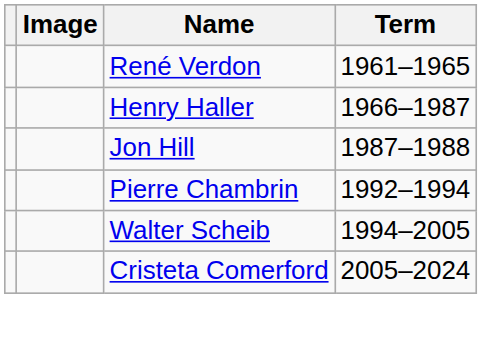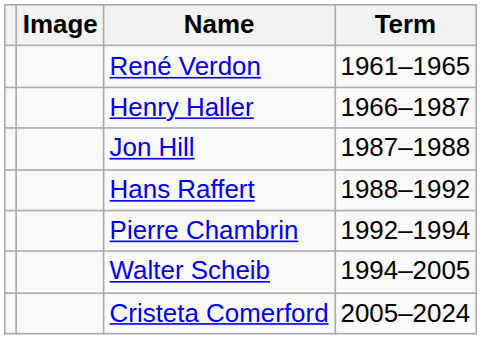+ row: (182, 189)
